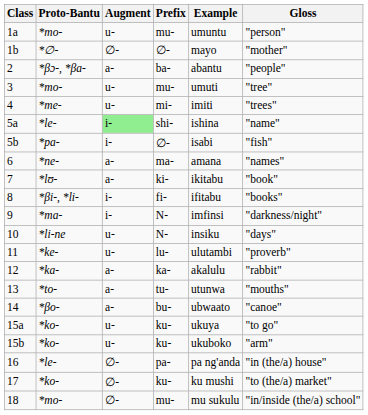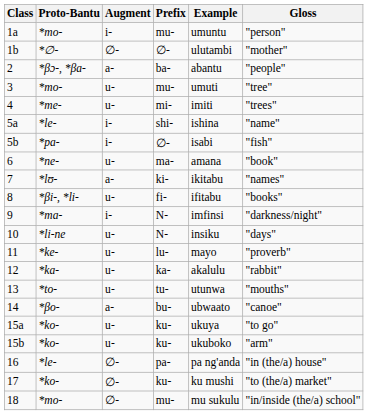(110, 31) u- -> (109, 31) i-
(204, 50) mayo -> (212, 50) ulutambi
(109, 123) lightgreen background -> (109, 123) no background
(110, 161) a- -> (110, 161) u-
(265, 161) "names" -> (262, 161) "book"
(262, 179) "book" -> (265, 179) "names"
(109, 197) i- -> (110, 197) u-
(212, 252) ulutambi -> (204, 252) mayo
(110, 270) a- -> (110, 270) u-
(110, 289) a- -> (110, 289) u-
